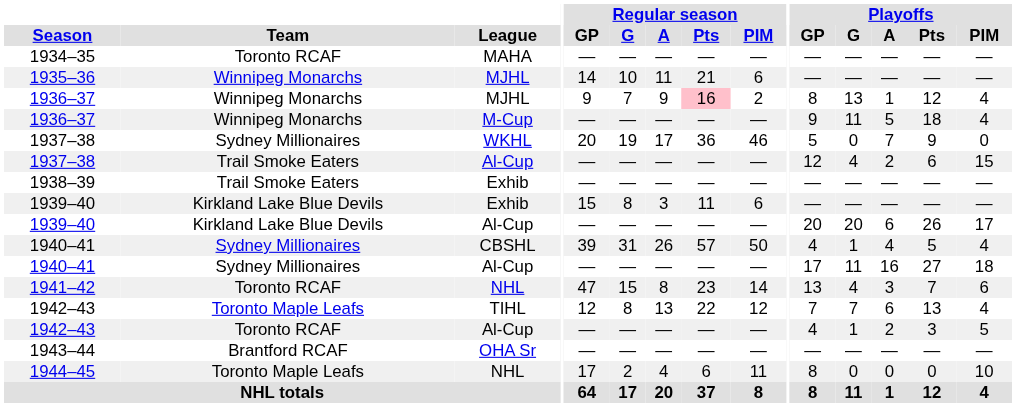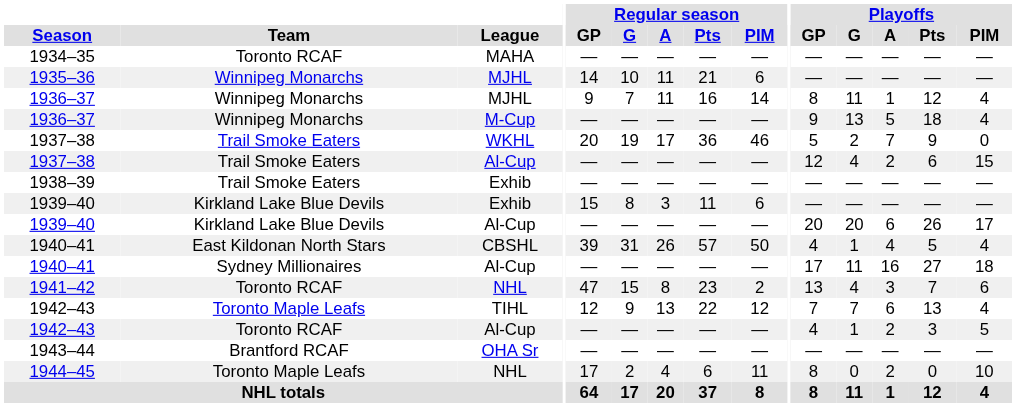(664, 98) 9 -> (665, 98) 11
(706, 98) pink background -> (708, 98) no background
(758, 98) 2 -> (760, 98) 14
(853, 98) 13 -> (854, 98) 11
(853, 119) 11 -> (854, 119) 13
(288, 140) Sydney Millionaires -> (289, 140) Trail Smoke Eaters
(853, 140) 0 -> (854, 140) 2
(288, 245) Sydney Millionaires -> (289, 245) East Kildonan North Stars
(758, 287) 14 -> (760, 287) 2
(628, 308) 8 -> (630, 308) 9
(889, 371) 0 -> (890, 371) 2
